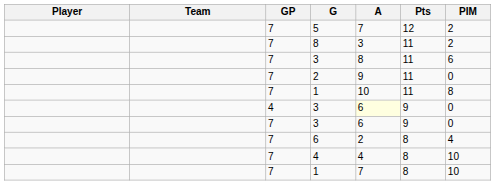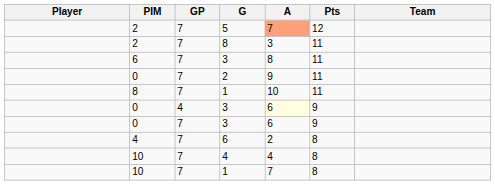columns swapped: (198, 12) <-> (468, 12)
(361, 28) no background -> (270, 28) lightsalmon background
